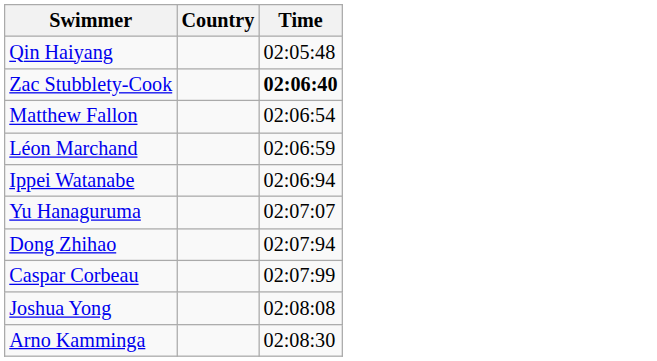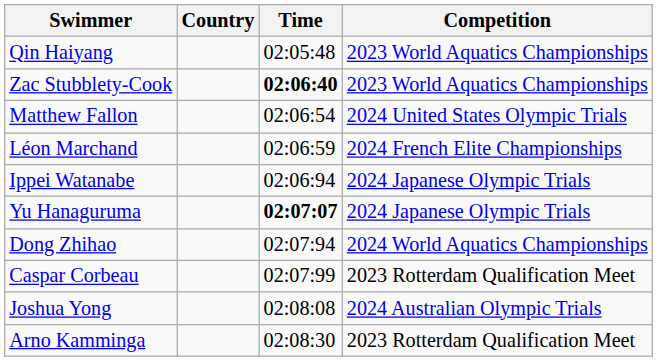+ column: (497, 20)
(299, 212) normal -> (301, 212) bold
